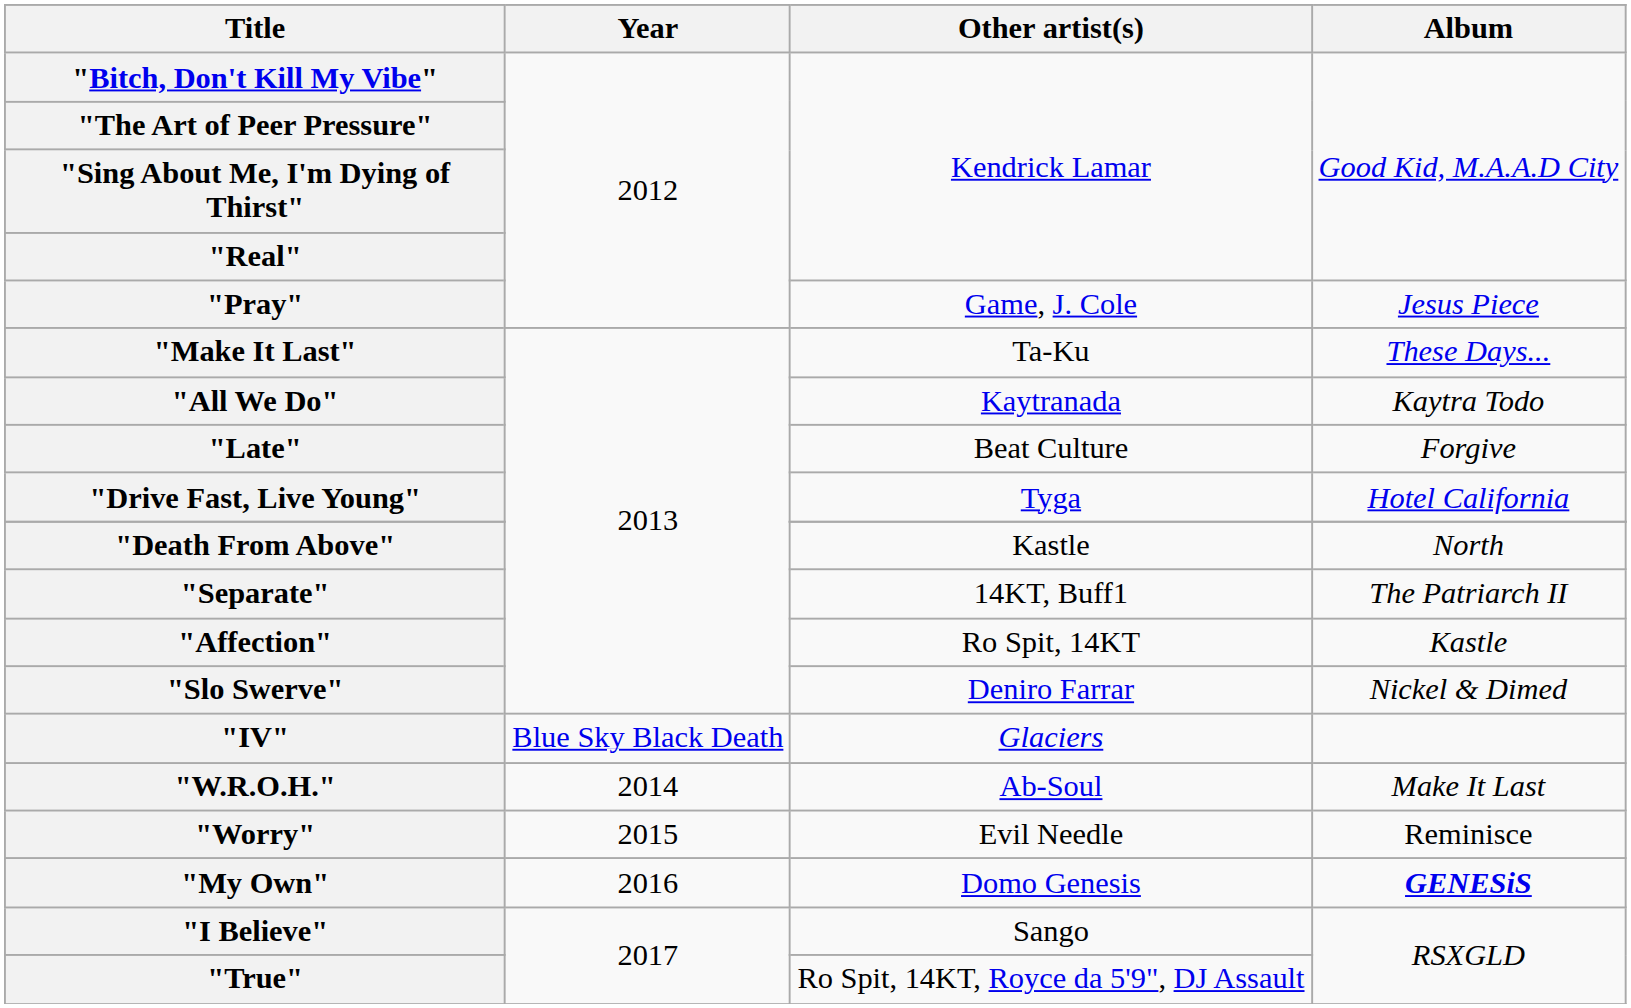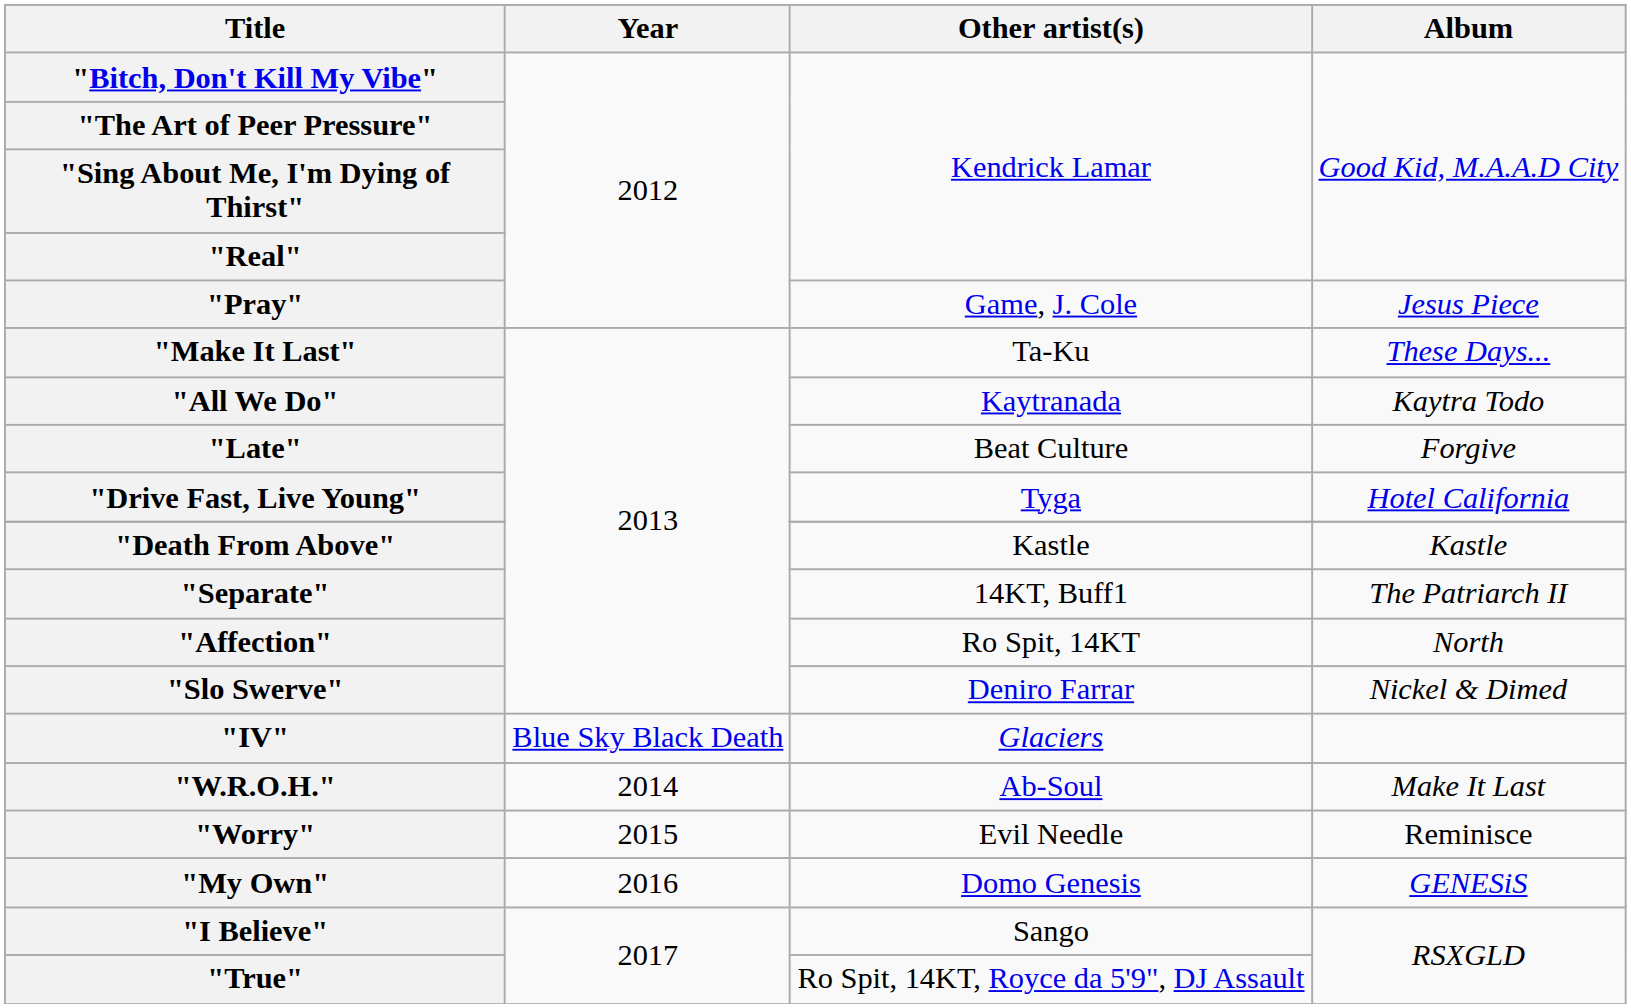(1468, 544) North -> (1468, 544) Kastle
(1468, 641) Kastle -> (1468, 641) North
(1468, 882) bold -> (1468, 882) normal
